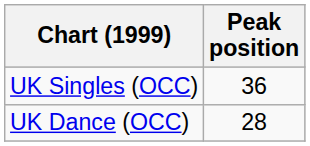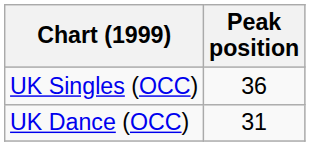(254, 122) 28 -> (254, 122) 31
